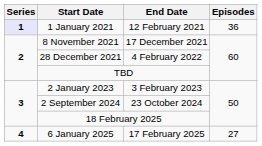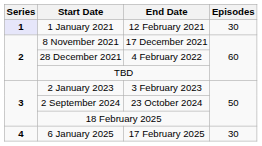(233, 27) 36 -> (233, 27) 30
(233, 133) 27 -> (233, 133) 30
